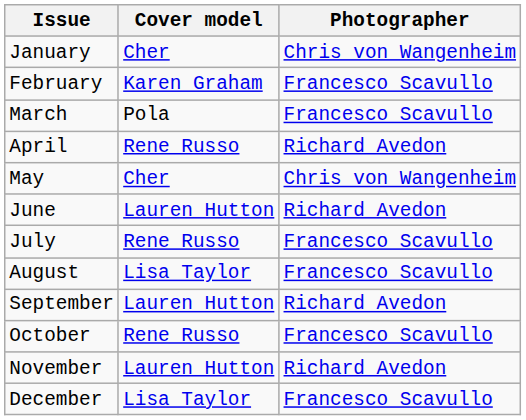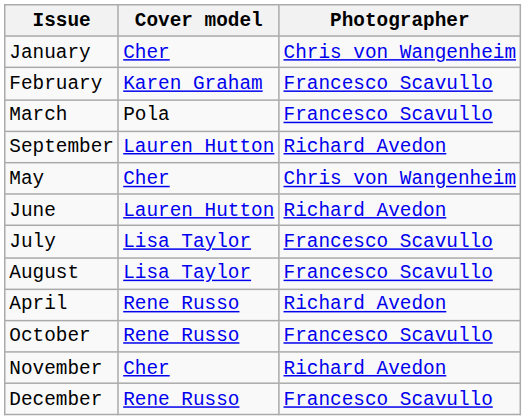rows swapped: (38, 147) <-> (62, 305)
(181, 242) Rene Russo -> (187, 242) Lisa Taylor
(199, 368) Lauren Hutton -> (146, 368) Cher
(187, 399) Lisa Taylor -> (181, 399) Rene Russo
